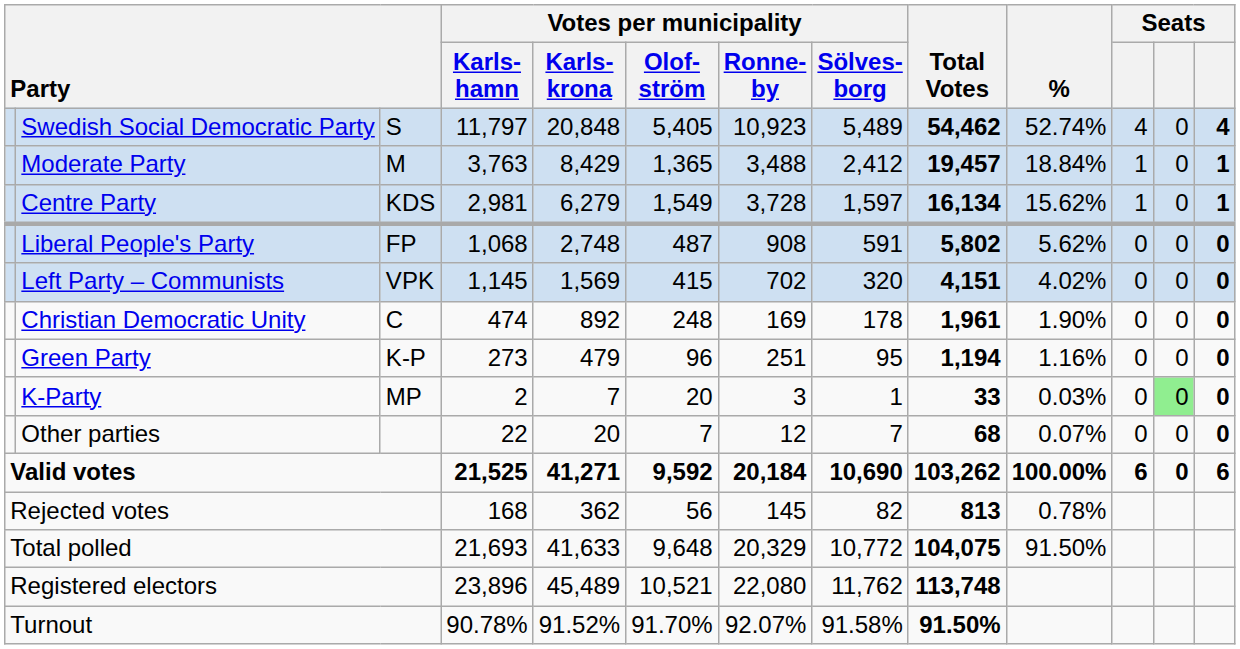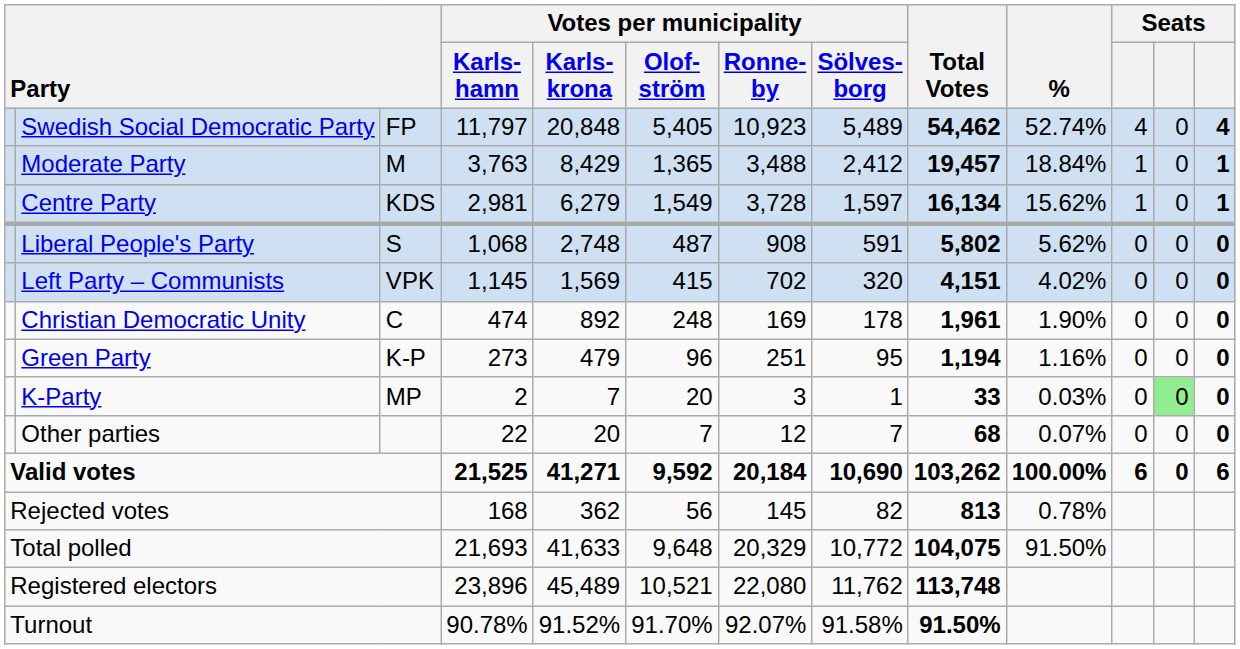(394, 126) S -> (401, 126) FP
(401, 243) FP -> (394, 243) S
